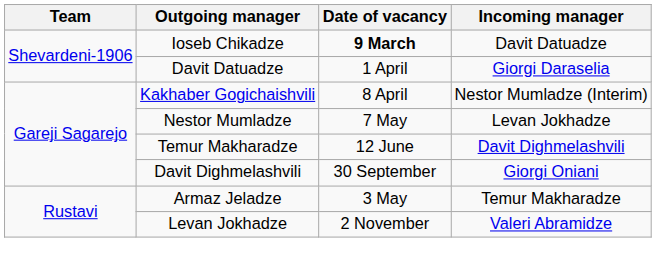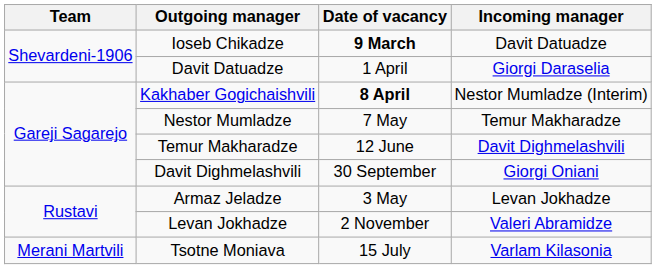(385, 95) normal -> (385, 95) bold
(551, 120) Levan Jokhadze -> (551, 120) Temur Makharadze
(551, 198) Temur Makharadze -> (551, 198) Levan Jokhadze
+ row: (228, 250)
